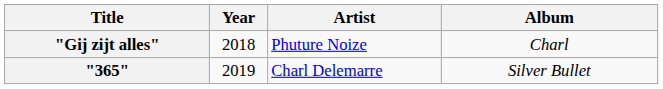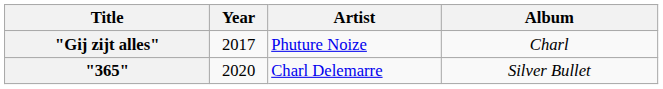(239, 44) 2018 -> (239, 44) 2017
(239, 70) 2019 -> (239, 70) 2020
